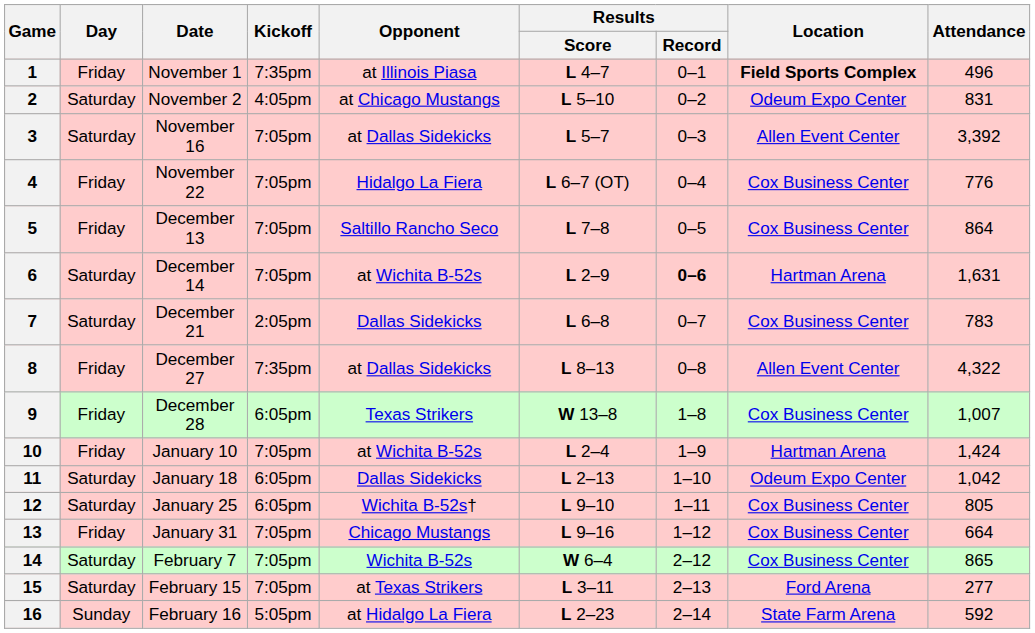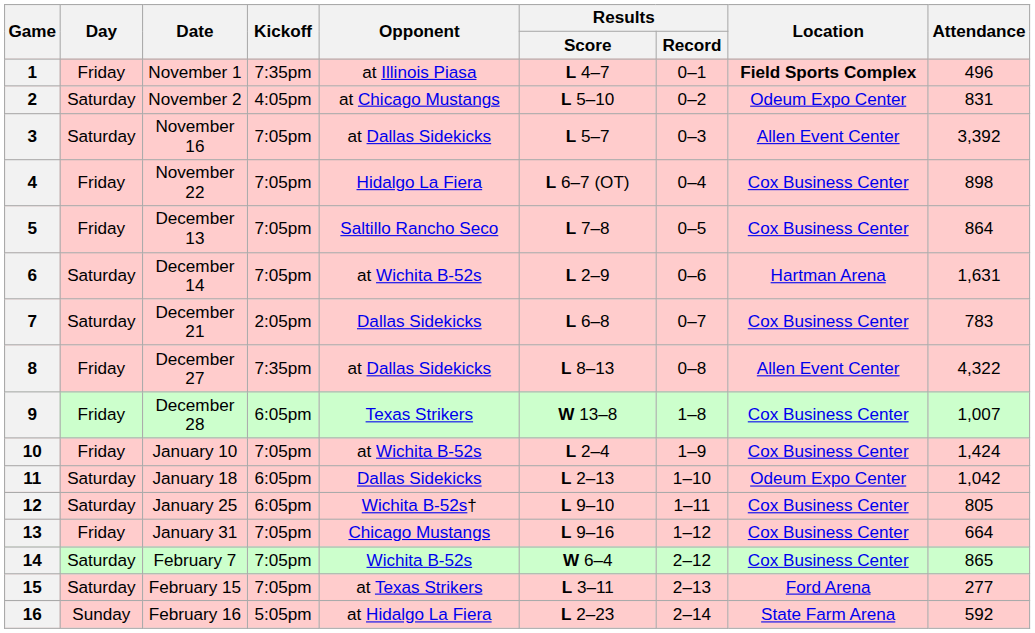(979, 182) 776 -> (979, 182) 898
(692, 275) bold -> (692, 275) normal
(828, 451) Hartman Arena -> (828, 451) Cox Business Center
